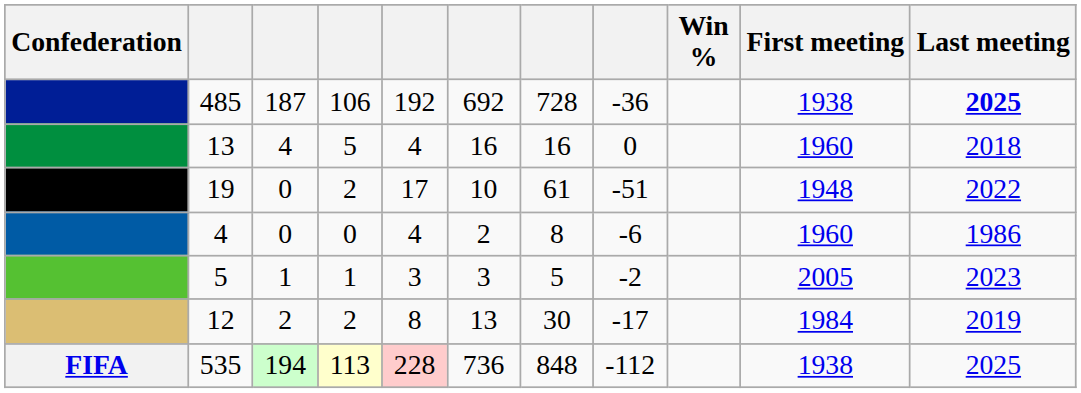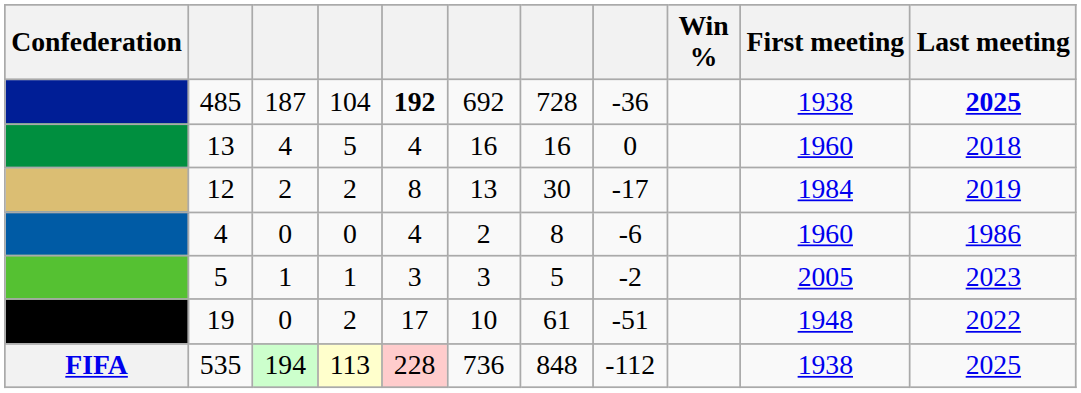(350, 101) 106 -> (350, 101) 104
(415, 101) normal -> (415, 101) bold
rows swapped: (221, 320) <-> (221, 189)
